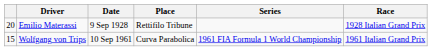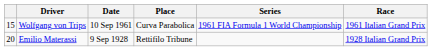rows swapped: (48, 24) <-> (52, 38)
